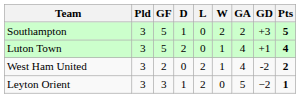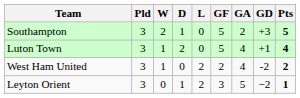columns swapped: (222, 13) <-> (164, 13)
